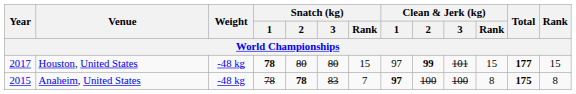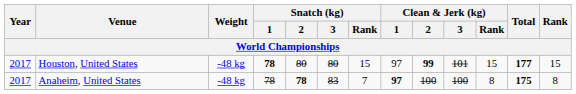(20, 81) 2015 -> (20, 81) 2017
